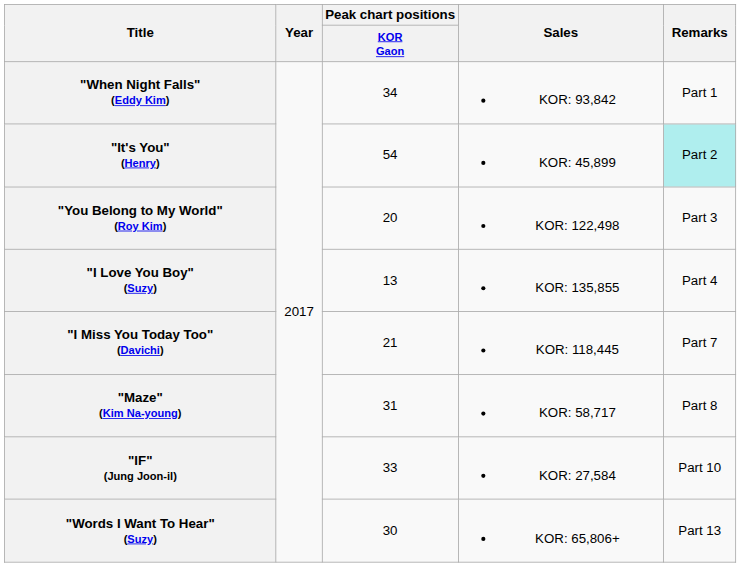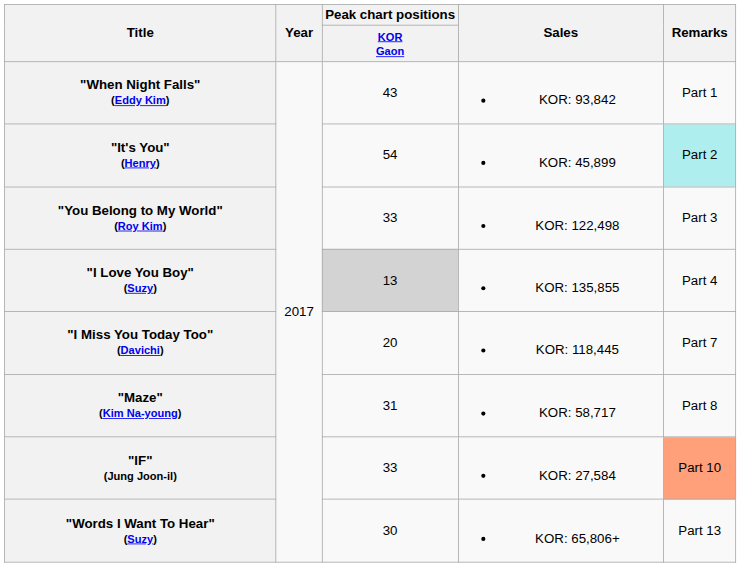(390, 92) 34 -> (390, 92) 43
(390, 217) 20 -> (390, 217) 33
(390, 280) no background -> (390, 280) lightgrey background
(390, 343) 21 -> (390, 343) 20
(700, 468) no background -> (700, 468) lightsalmon background
